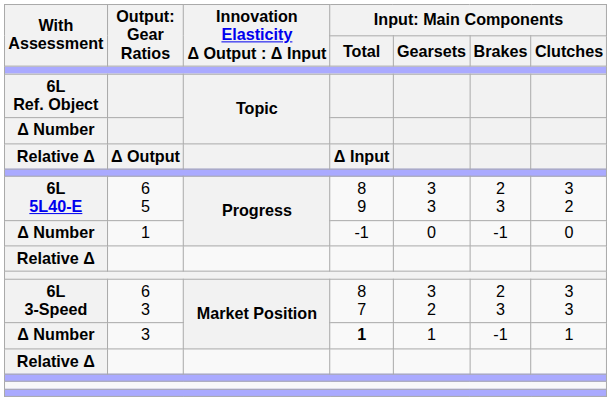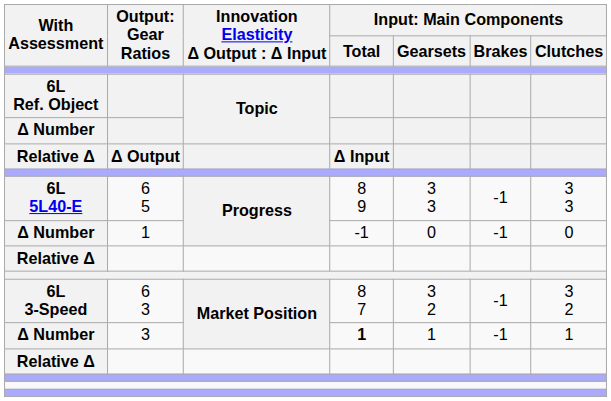(500, 198) 2 3 -> (500, 198) -1
(569, 198) 3 2 -> (569, 198) 3 3
(500, 300) 2 3 -> (500, 300) -1
(569, 300) 3 3 -> (569, 300) 3 2
